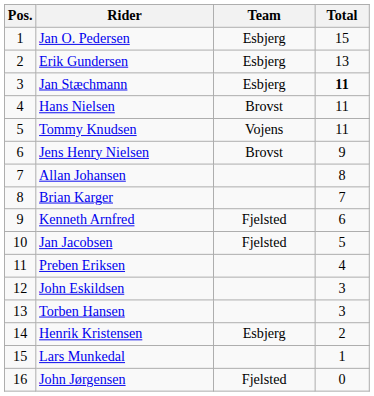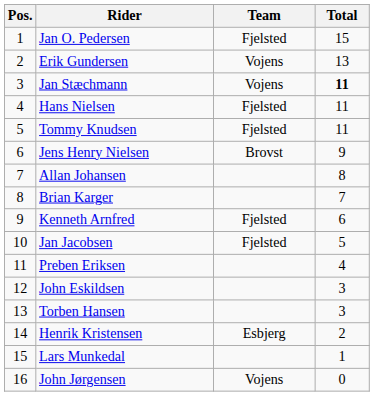(264, 38) Esbjerg -> (264, 38) Fjelsted
(264, 61) Esbjerg -> (264, 61) Vojens
(264, 83) Esbjerg -> (264, 83) Vojens
(264, 106) Brovst -> (264, 106) Fjelsted
(264, 129) Vojens -> (264, 129) Fjelsted
(264, 379) Fjelsted -> (264, 379) Vojens
